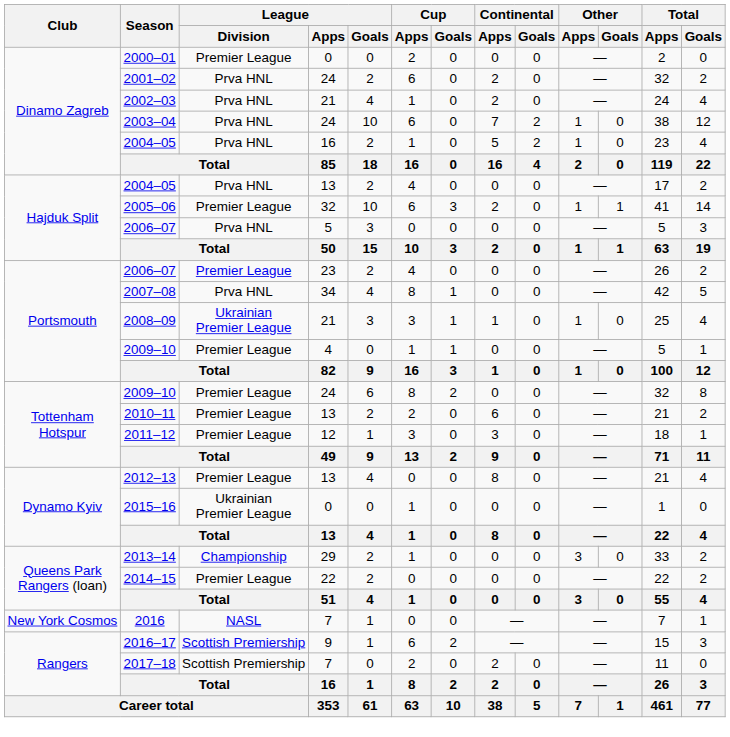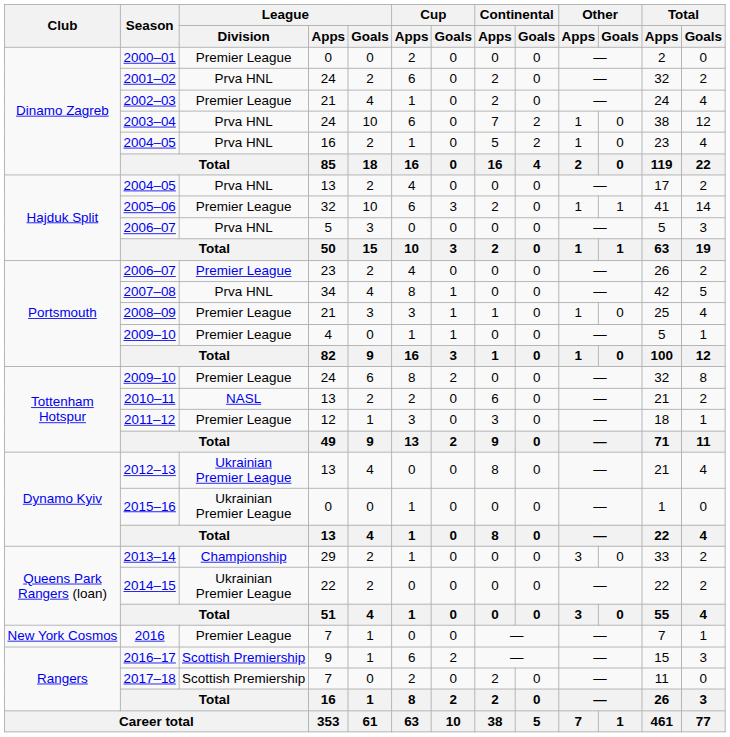(244, 100) Prva HNL -> (244, 100) Premier League
(244, 321) Ukrainian Premier League -> (244, 313) Premier League
(244, 413) Premier League -> (244, 398) NASL
(244, 477) Premier League -> (244, 470) Ukrainian Premier League
(244, 578) Premier League -> (244, 585) Ukrainian Premier League
(244, 620) NASL -> (244, 636) Premier League
